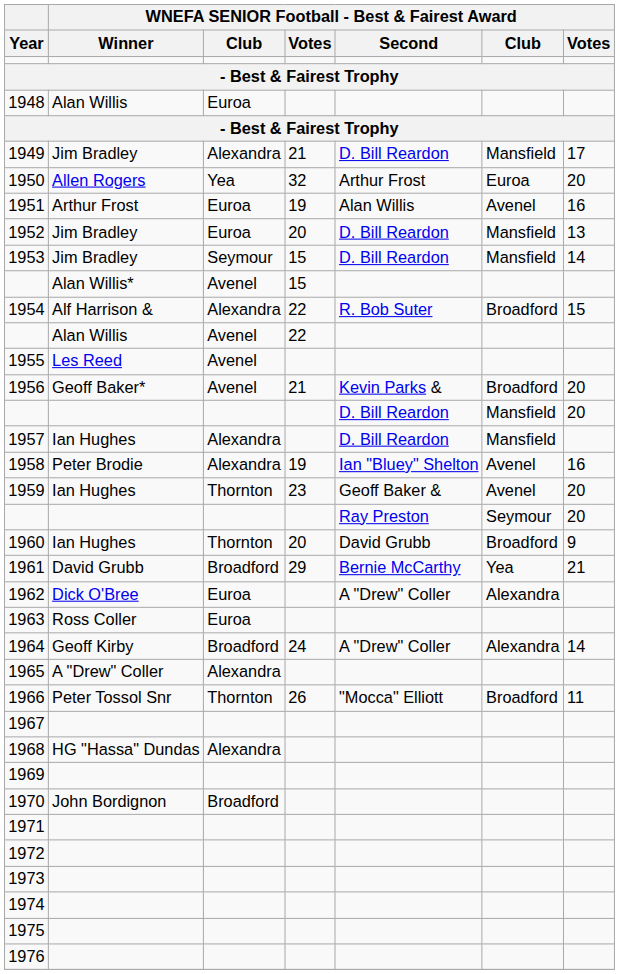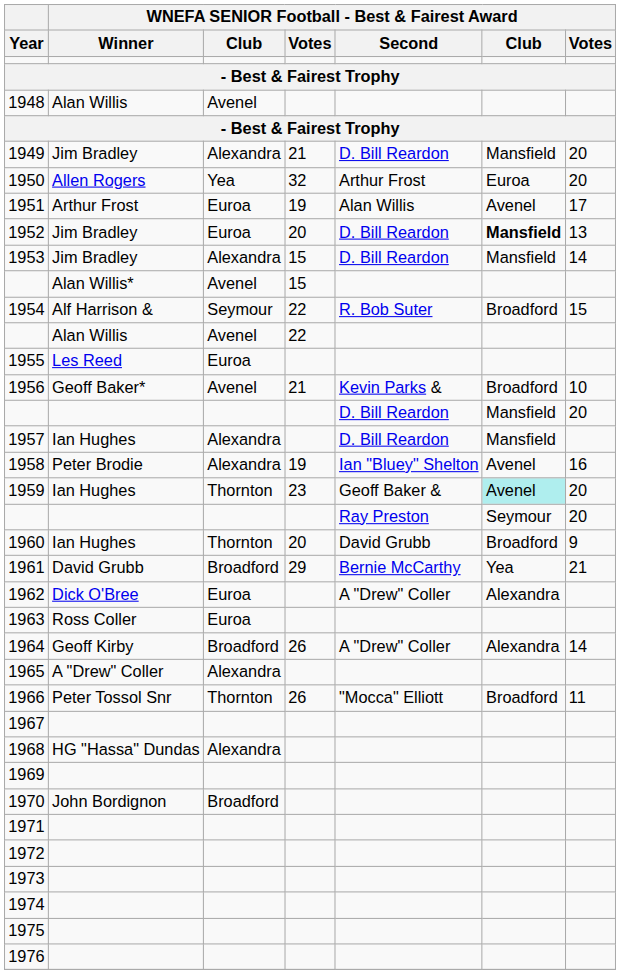(229, 102) Euroa -> (232, 102) Avenel
(576, 154) 17 -> (578, 154) 20
(576, 206) 16 -> (578, 206) 17
(521, 232) normal -> (524, 232) bold
(240, 257) Seymour -> (244, 257) Alexandra
(244, 309) Alexandra -> (240, 309) Seymour
(232, 361) Avenel -> (229, 361) Euroa
(576, 387) 20 -> (578, 387) 10
(511, 490) no background -> (511, 490) paleturquoise background
(297, 646) 24 -> (297, 646) 26
